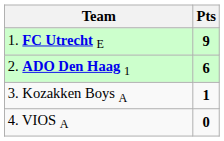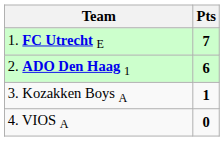(206, 41) 9 -> (206, 41) 7
